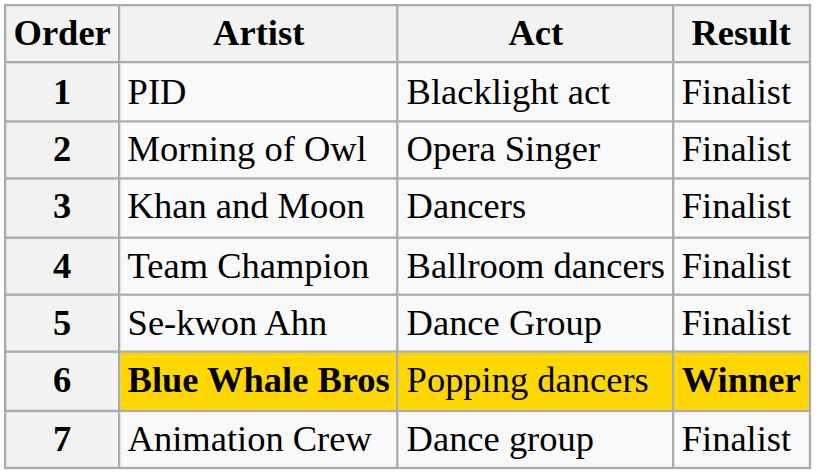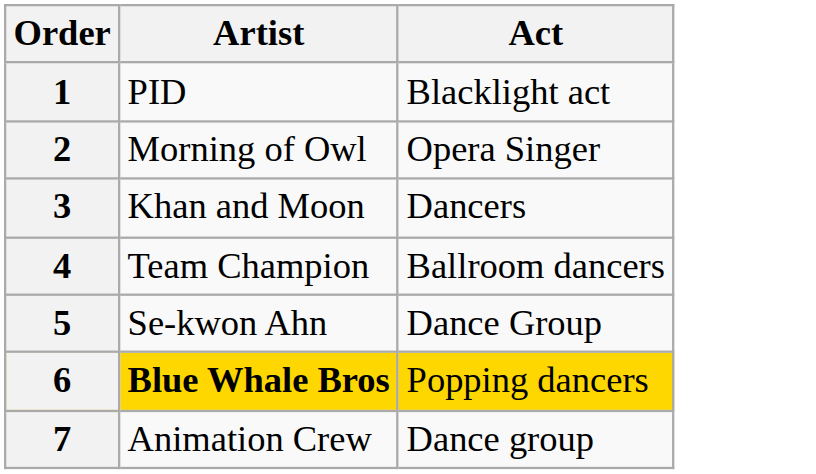- column: (741, 33)
